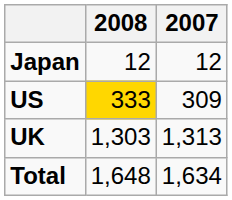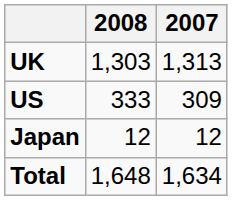rows swapped: (28, 137) <-> (45, 61)
(131, 99) gold background -> (131, 99) no background
